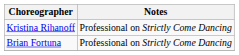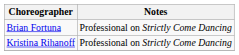rows swapped: (34, 43) <-> (41, 27)
